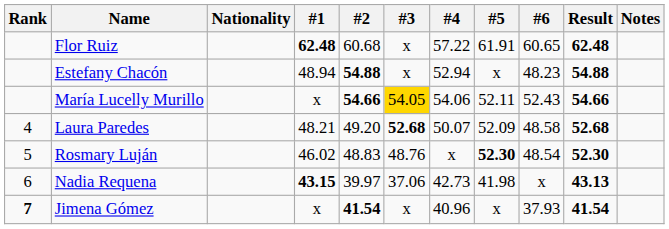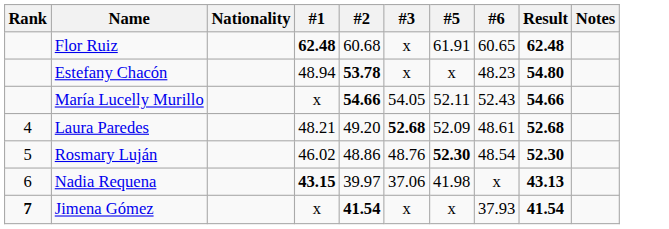- column: (452, 18)
(362, 72) 54.88 -> (362, 72) 53.78
(590, 72) 54.88 -> (545, 72) 54.80
(407, 100) gold background -> (407, 100) no background
(542, 127) 48.58 -> (497, 127) 48.61
(362, 154) 48.83 -> (362, 154) 48.86
